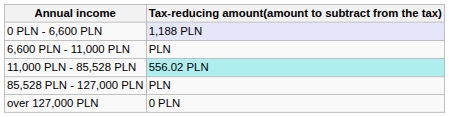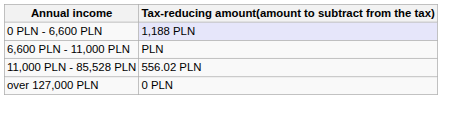(179, 67) paleturquoise background -> (171, 67) no background
- row: (75, 85)
